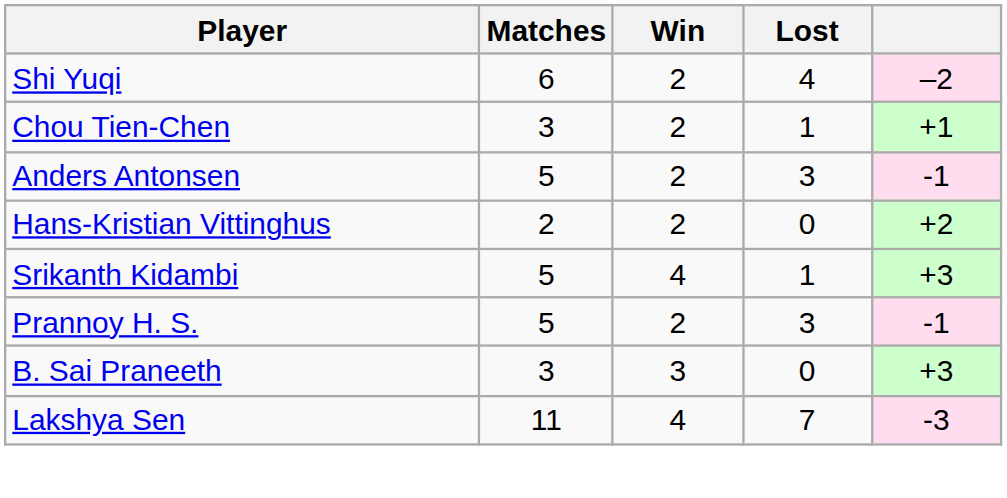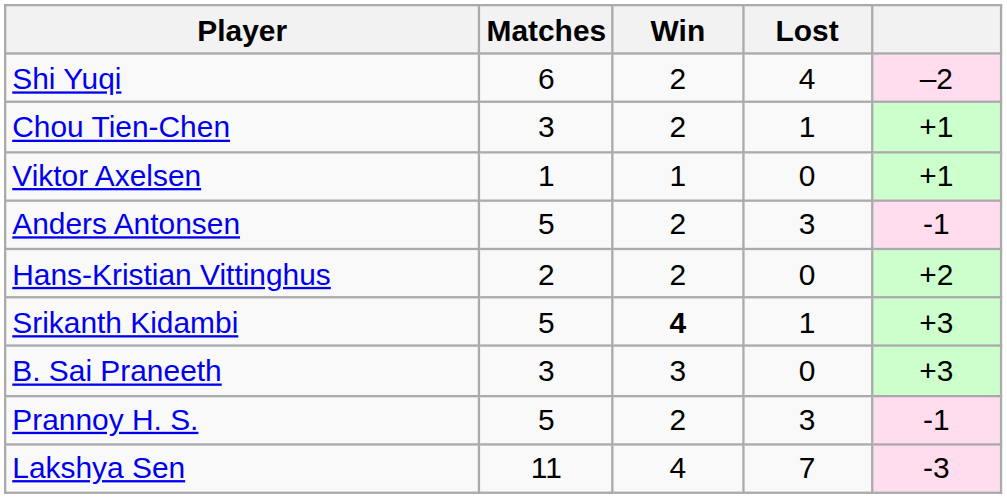+ row: (107, 176)
(678, 273) normal -> (678, 322) bold
rows swapped: (117, 371) <-> (105, 322)
